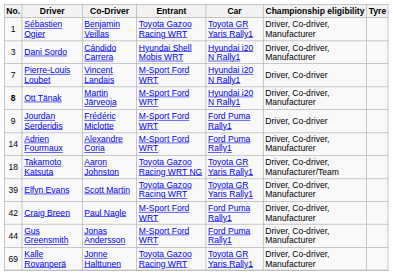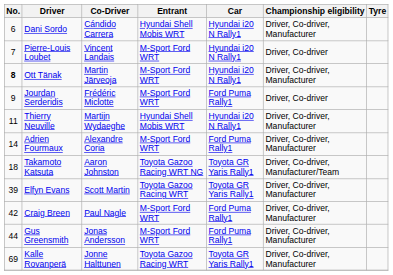- row: (43, 29)
(13, 52) 3 -> (13, 29) 6
+ row: (39, 121)
